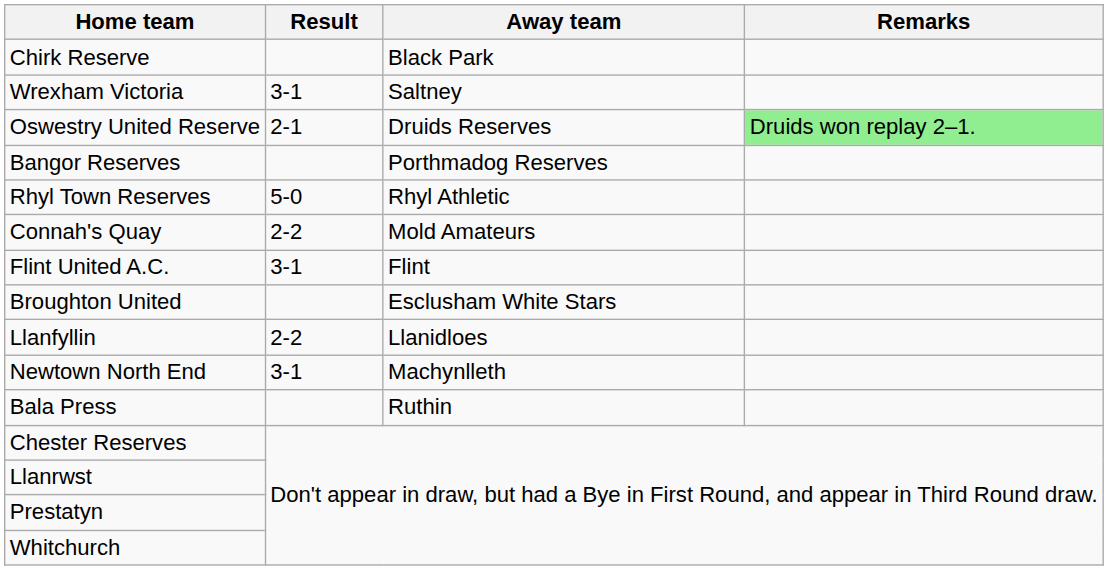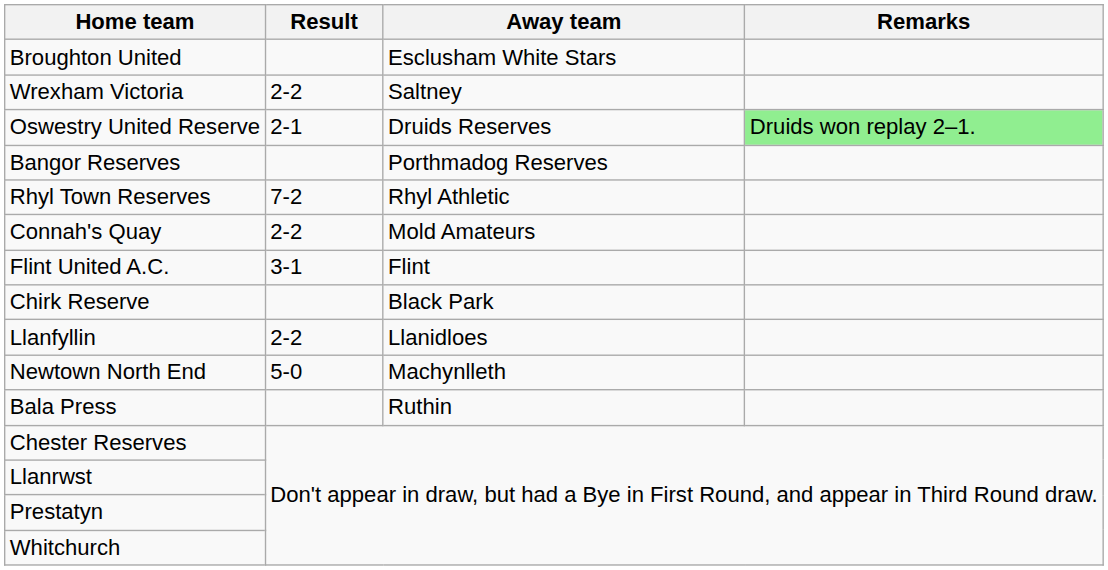rows swapped: (80, 57) <-> (96, 302)
(286, 92) 3-1 -> (286, 92) 2-2
(286, 197) 5-0 -> (286, 197) 7-2
(286, 372) 3-1 -> (286, 372) 5-0
